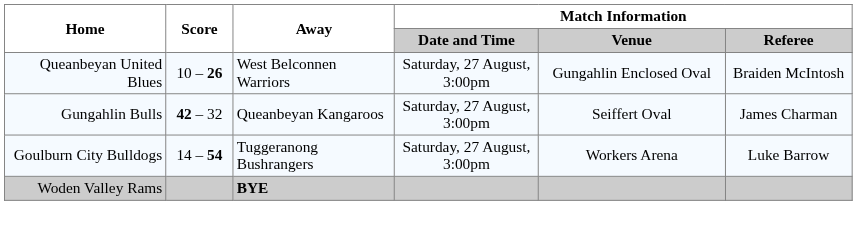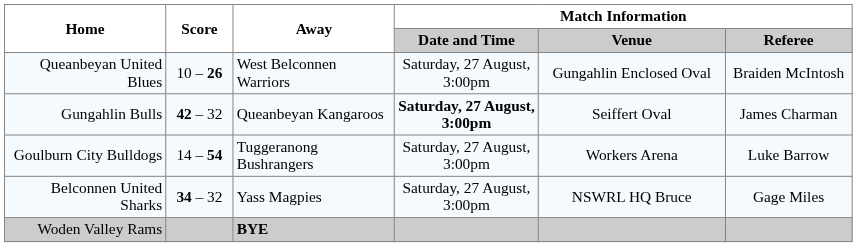(466, 114) normal -> (466, 114) bold
+ row: (107, 196)
